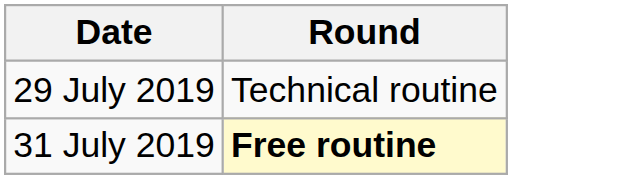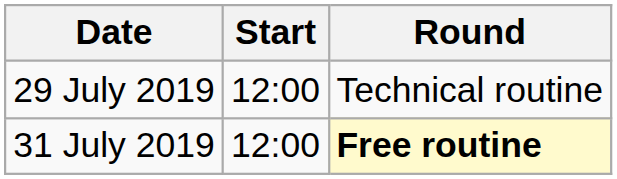+ column: (276, 32)
